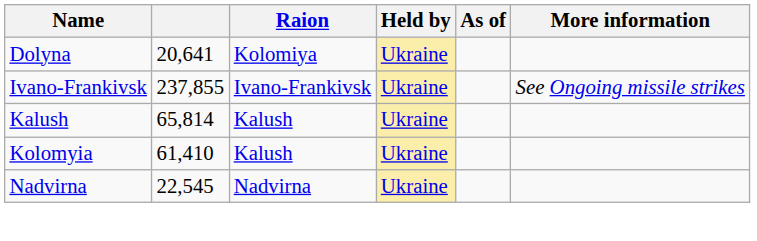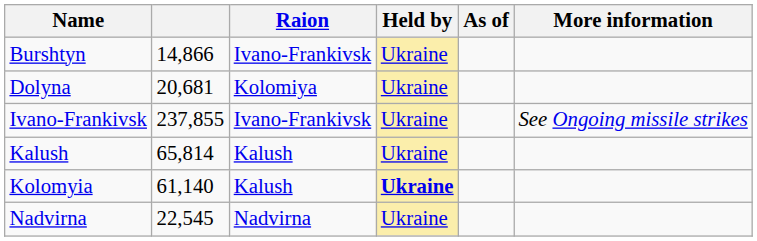+ row: (48, 53)
(185, 53) 20,641 -> (185, 86) 20,681
(185, 152) 61,410 -> (185, 185) 61,140
(414, 152) normal -> (417, 185) bold
